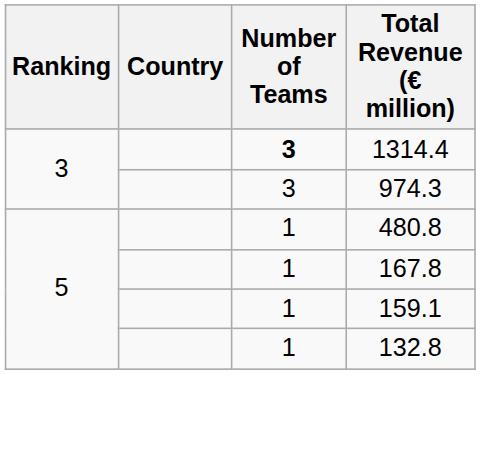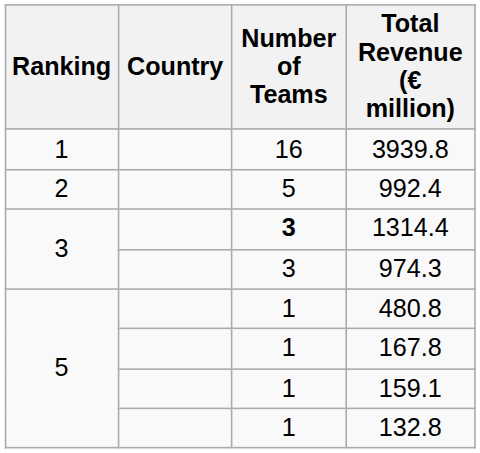+ row: (410, 149)
+ row: (410, 188)
